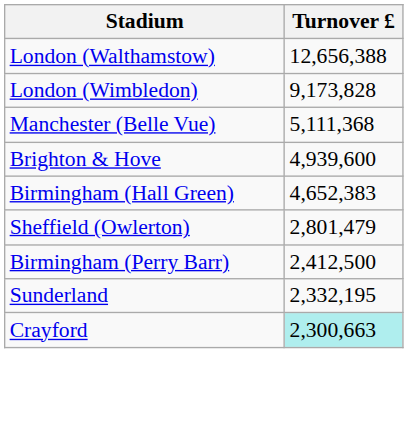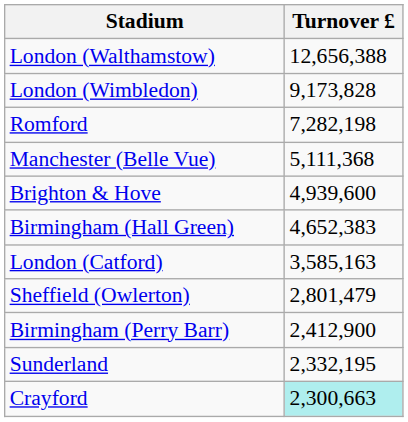+ row: (49, 124)
+ row: (86, 261)
(333, 261) 2,412,500 -> (333, 329) 2,412,900
